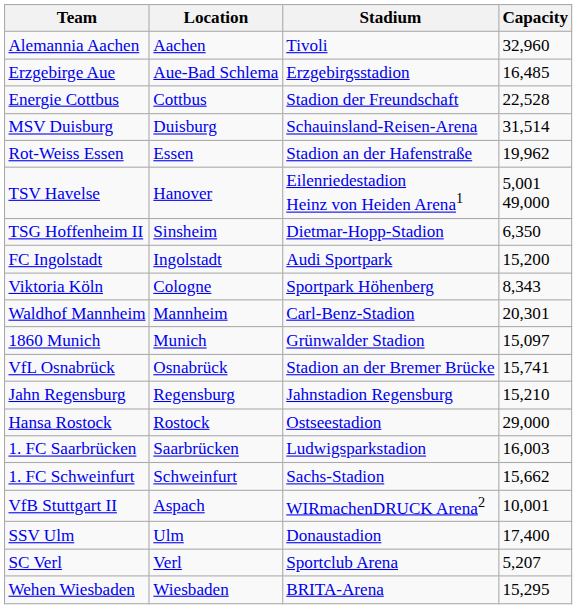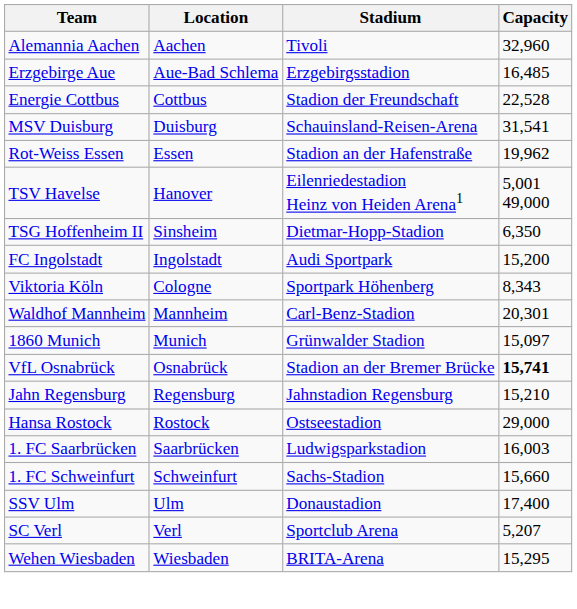(526, 126) 31,514 -> (526, 126) 31,541
(526, 367) normal -> (526, 367) bold
(526, 476) 15,662 -> (526, 476) 15,660
- row: (63, 505)
